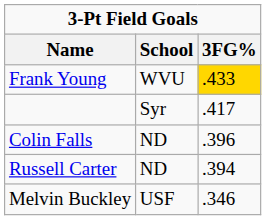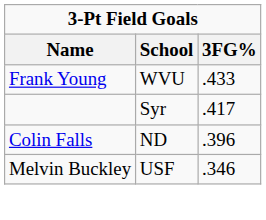(219, 79) gold background -> (219, 79) no background
- row: (63, 169)
